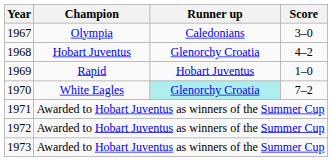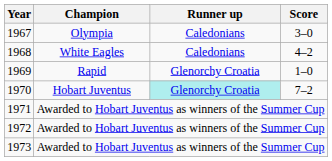(92, 52) Hobart Juventus -> (92, 52) White Eagles
(215, 52) Glenorchy Croatia -> (215, 52) Caledonians
(215, 71) Hobart Juventus -> (215, 71) Glenorchy Croatia
(92, 90) White Eagles -> (92, 90) Hobart Juventus
